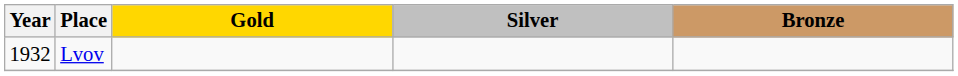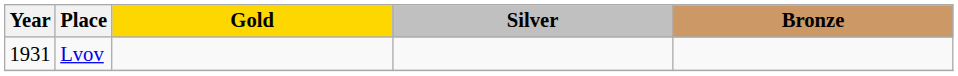(30, 53) 1932 -> (30, 53) 1931
